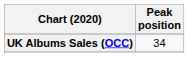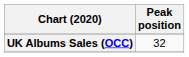(159, 43) 34 -> (159, 43) 32
